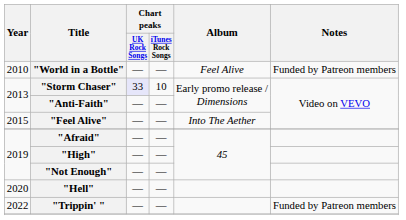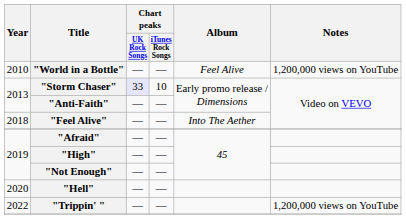(334, 69) Funded by Patreon members -> (336, 69) 1,200,000 views on YouTube
(18, 120) 2015 -> (18, 120) 2018
(334, 205) Funded by Patreon members -> (336, 205) 1,200,000 views on YouTube
